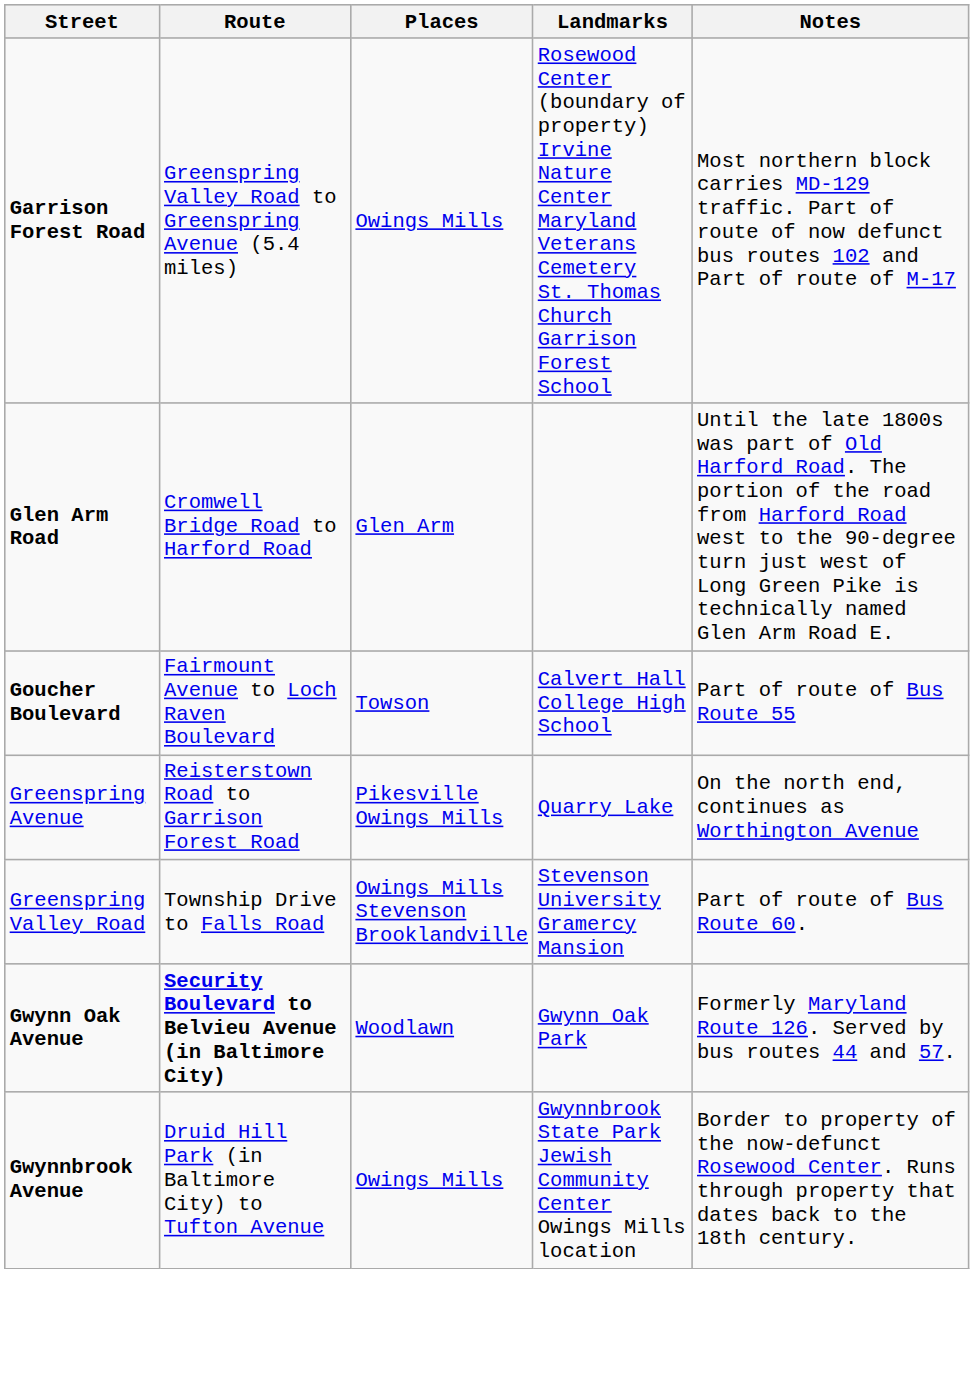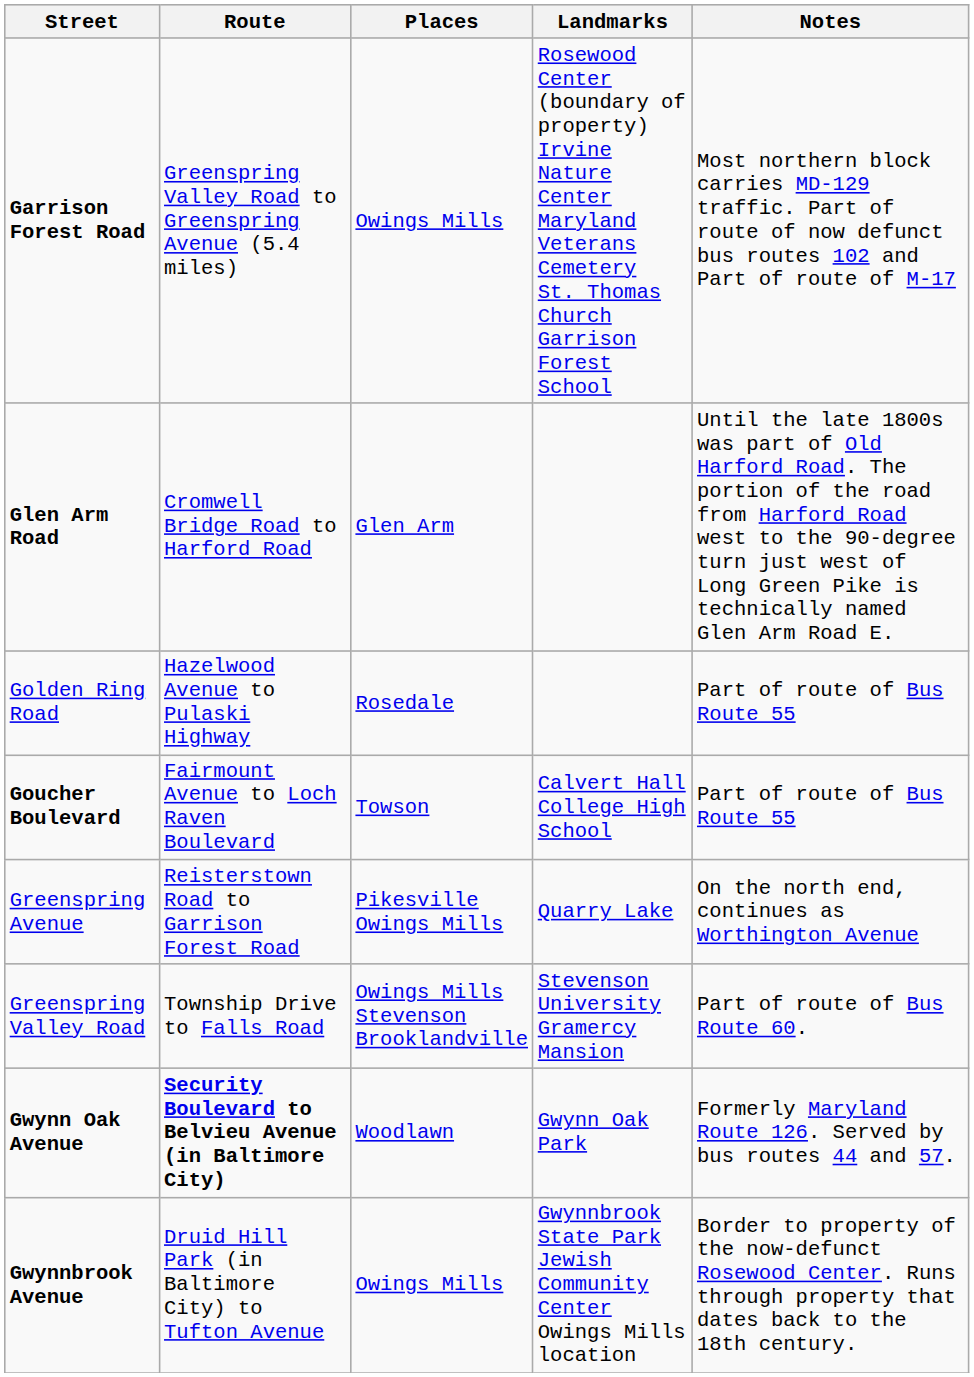+ row: (77, 703)
